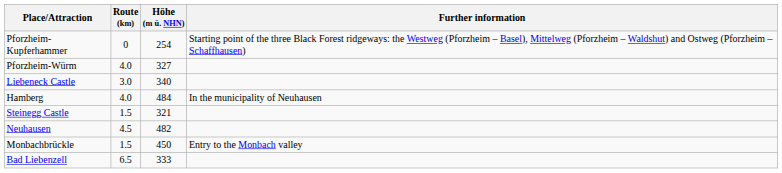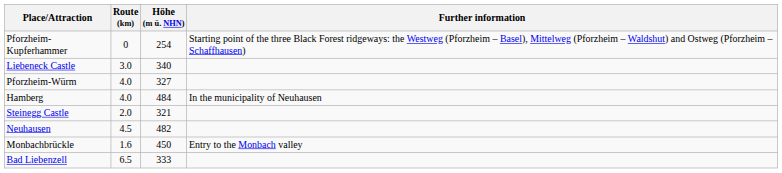rows swapped: (42, 66) <-> (41, 81)
(126, 113) 1.5 -> (126, 113) 2.0
(126, 144) 1.5 -> (126, 144) 1.6
